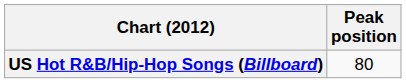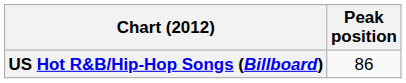(364, 63) 80 -> (364, 63) 86
